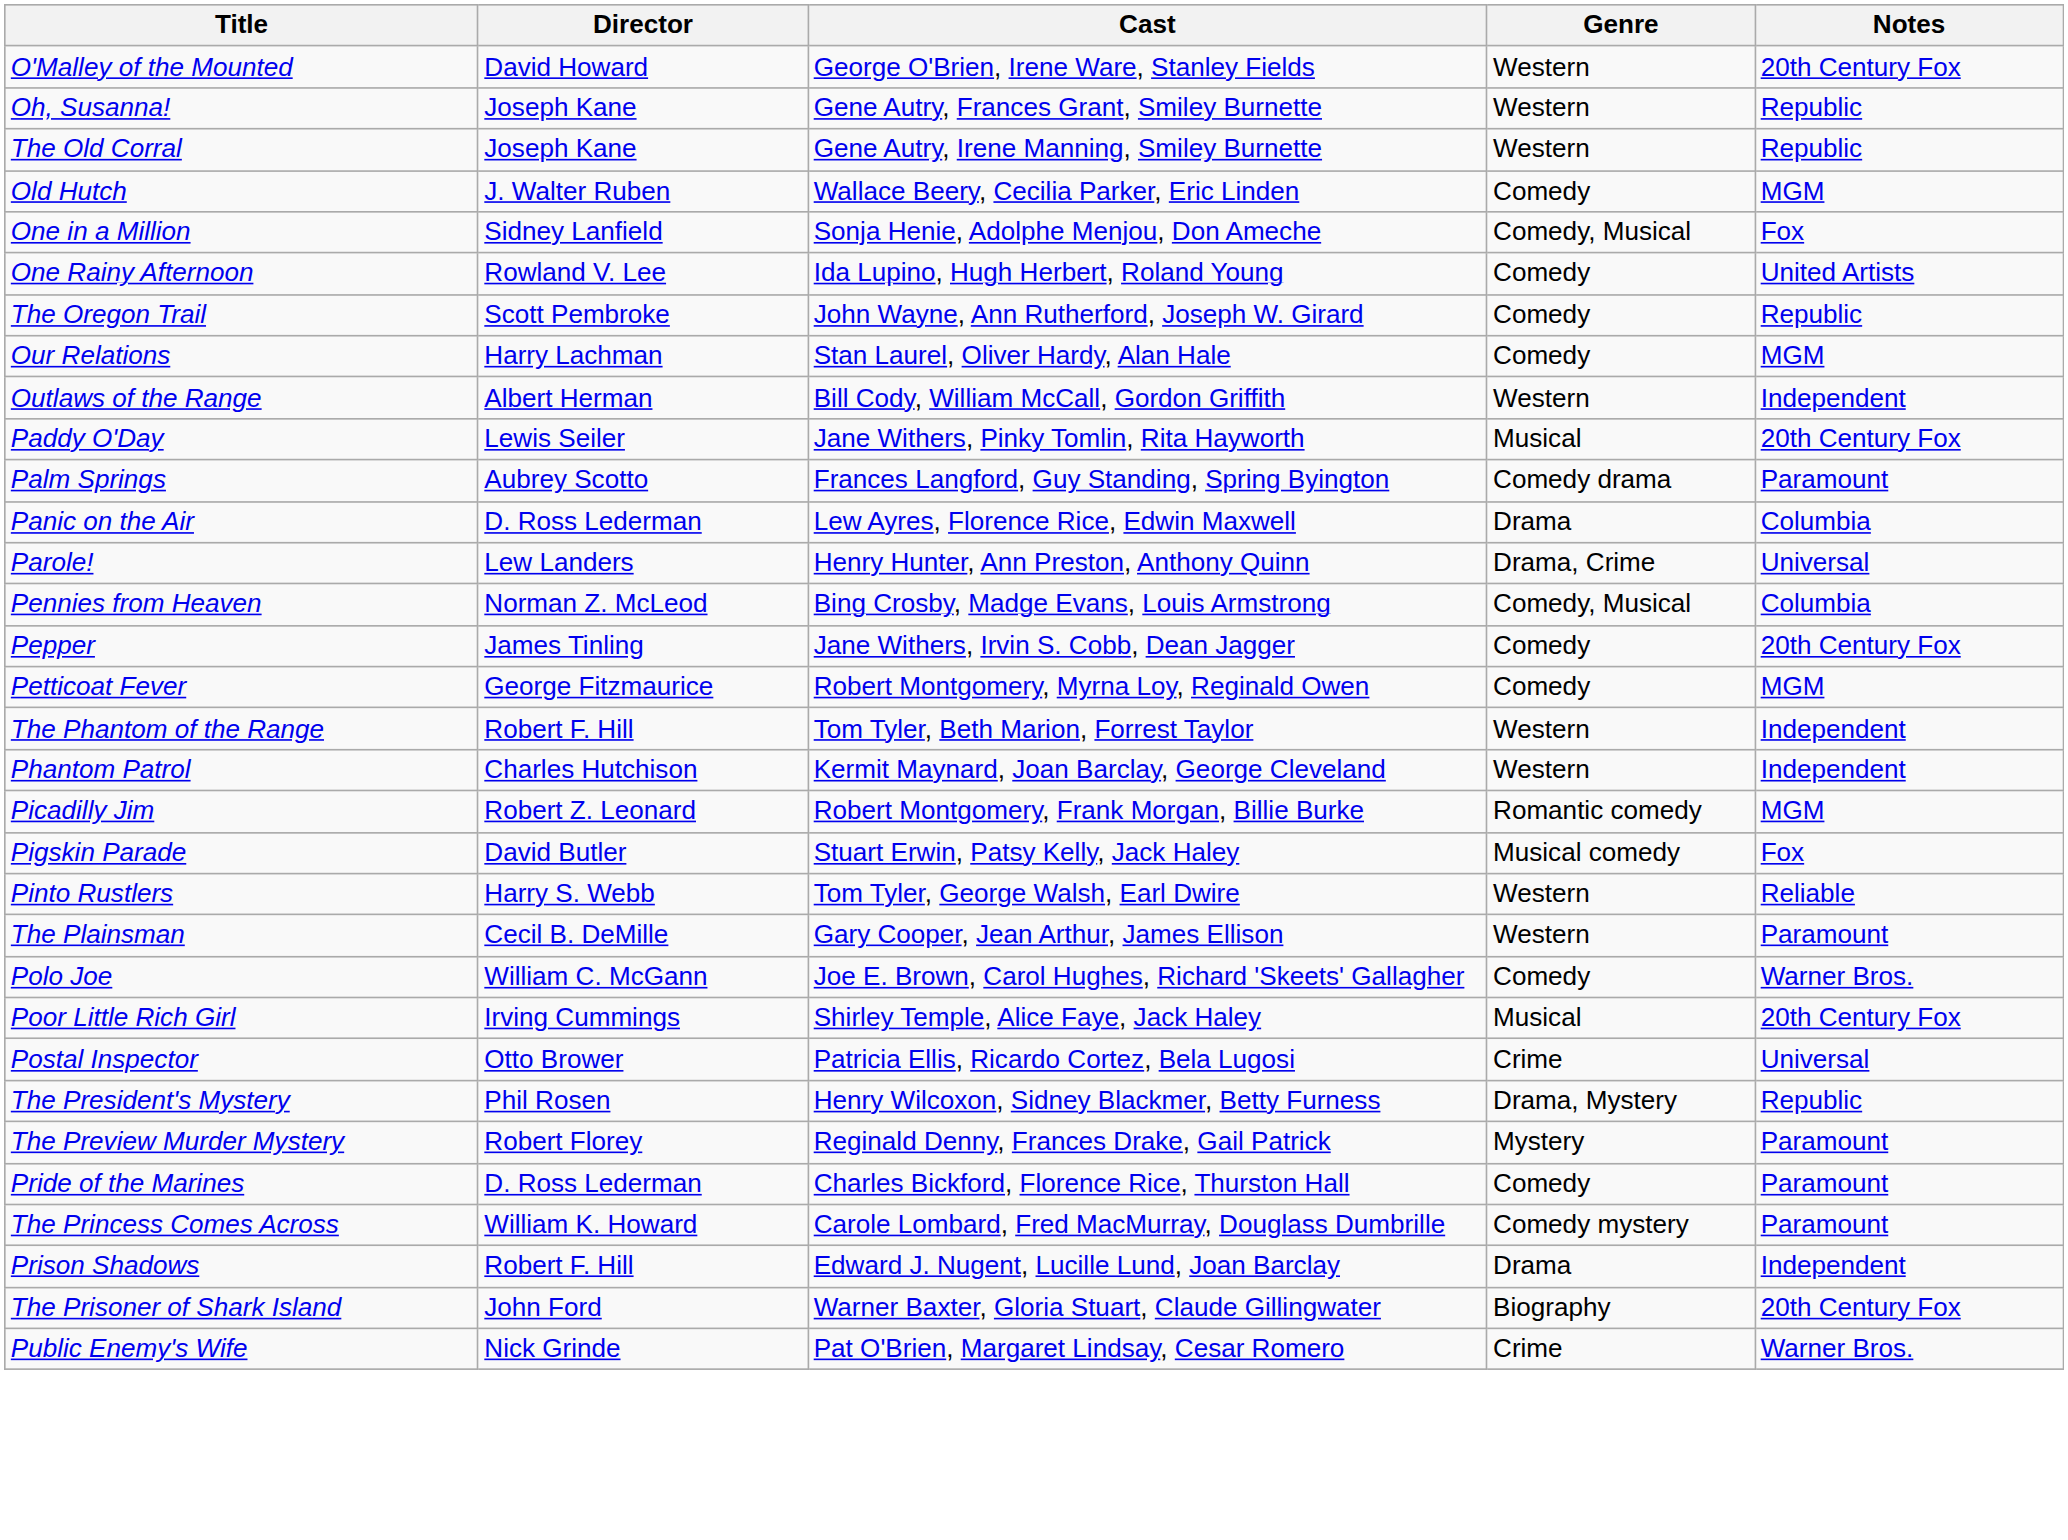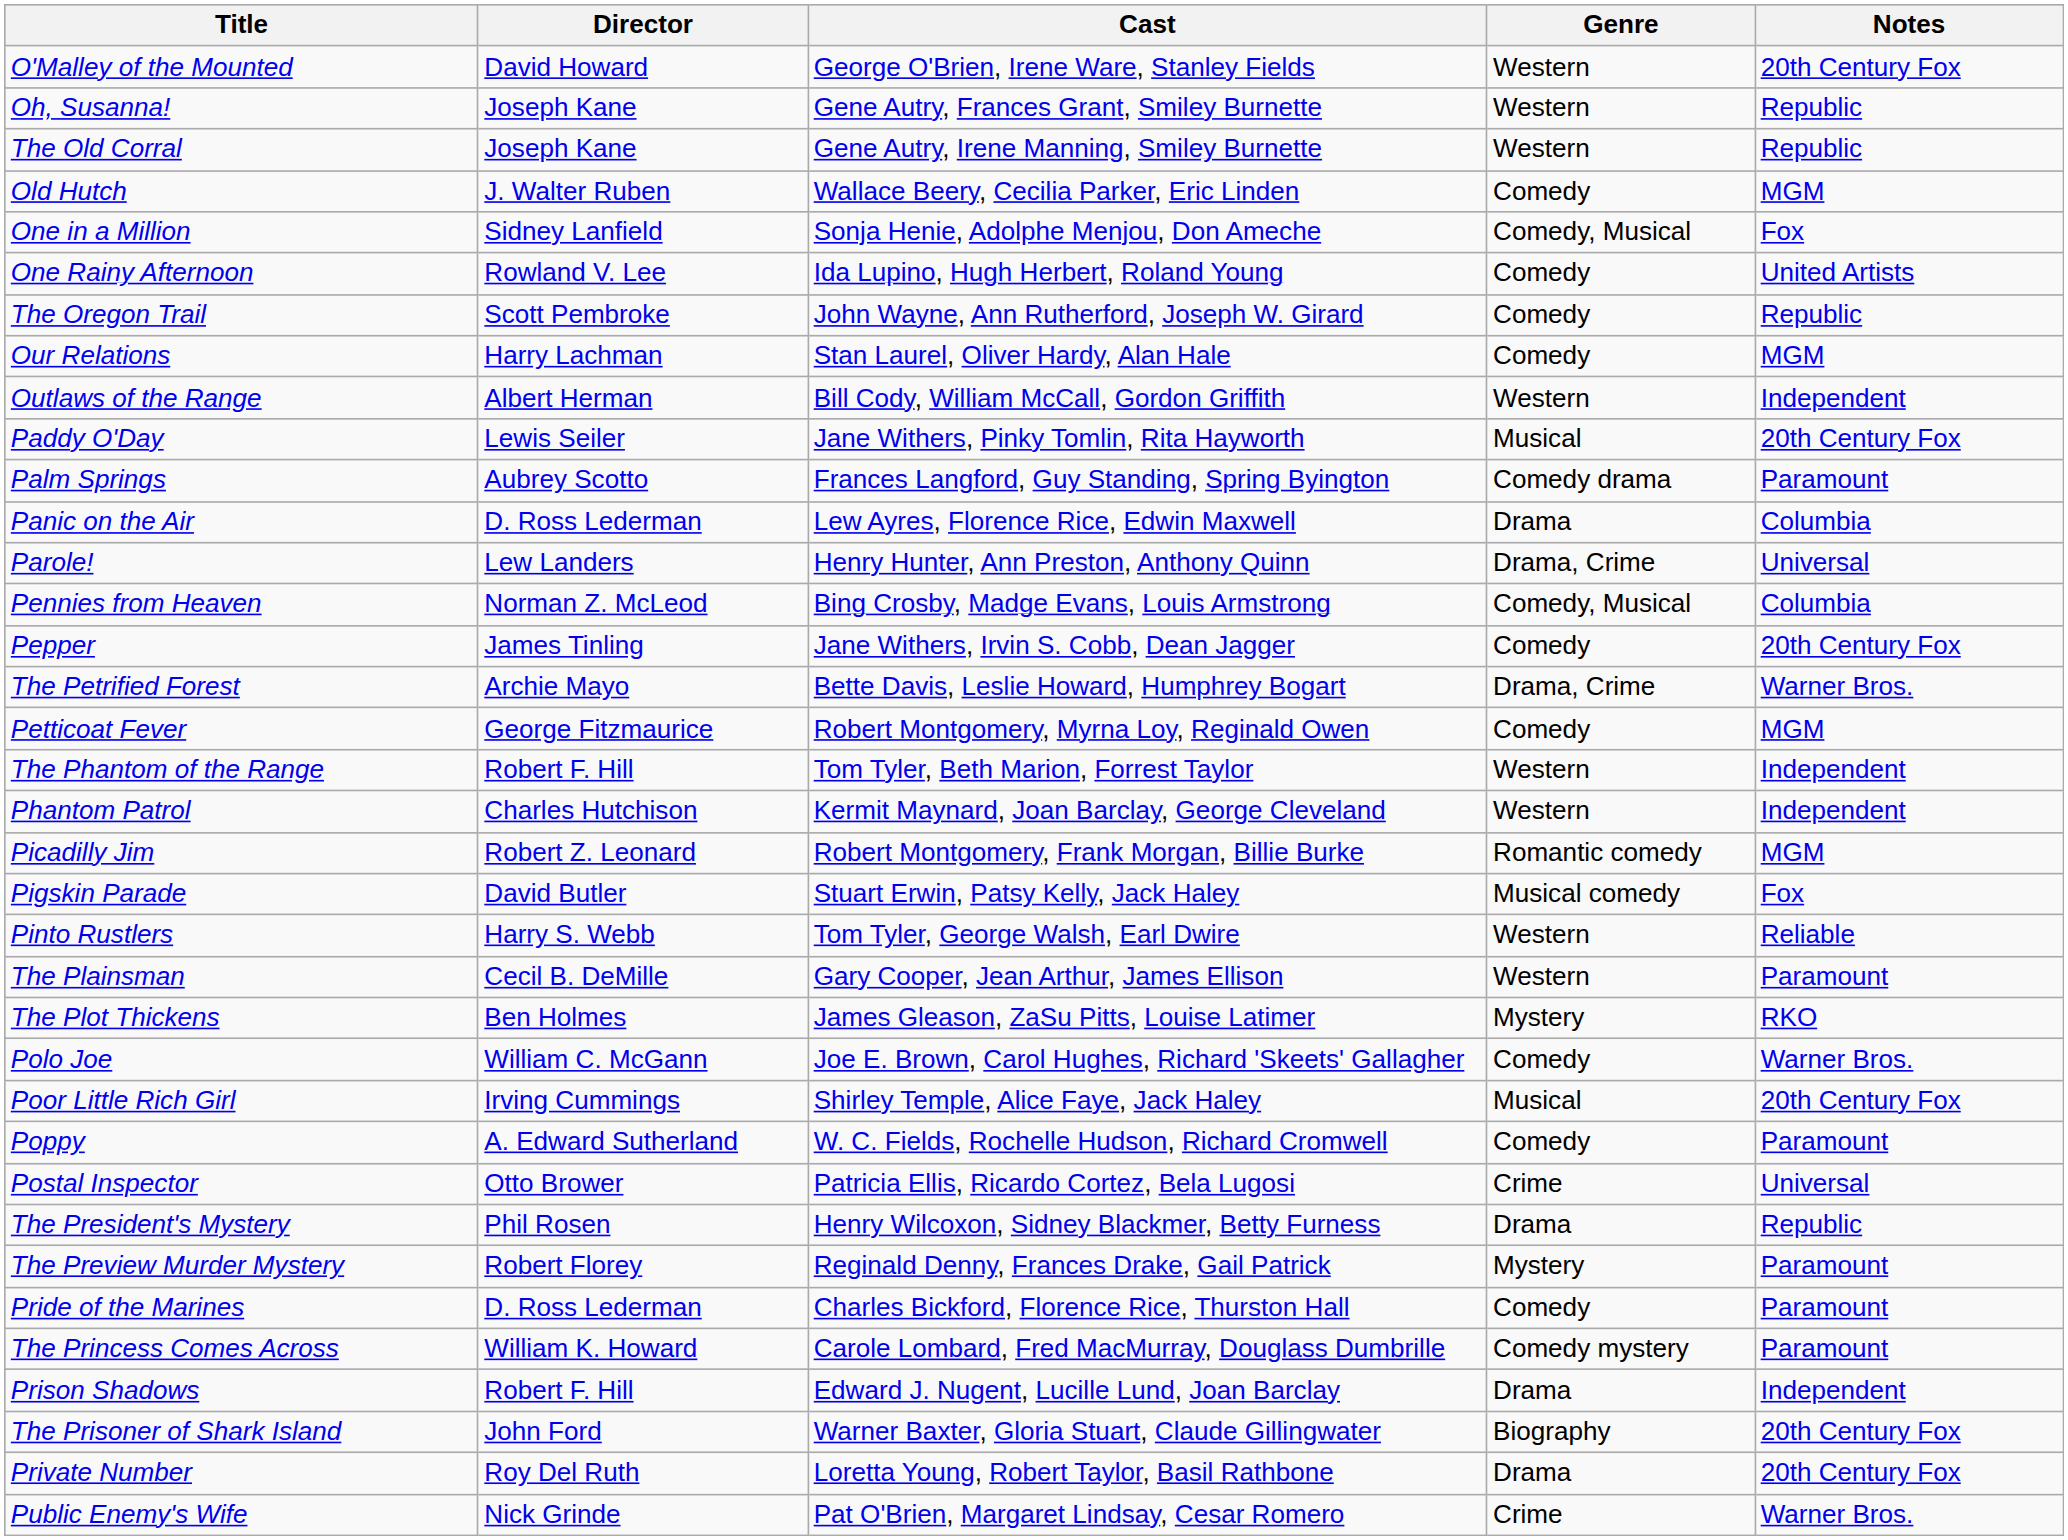+ row: (125, 686)
+ row: (115, 1017)
+ row: (48, 1141)
(1585, 1100) Drama, Mystery -> (1532, 1224) Drama
+ row: (101, 1472)
